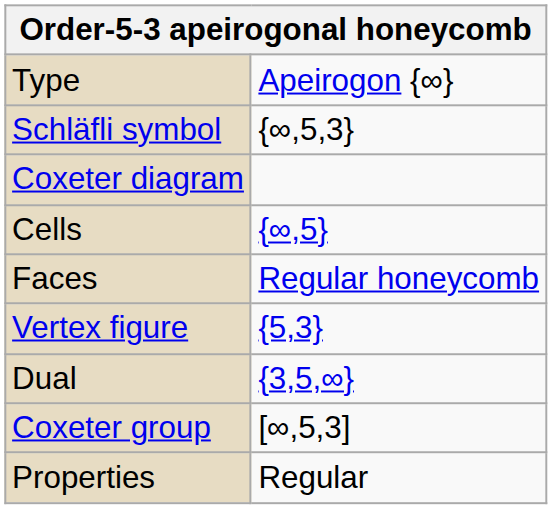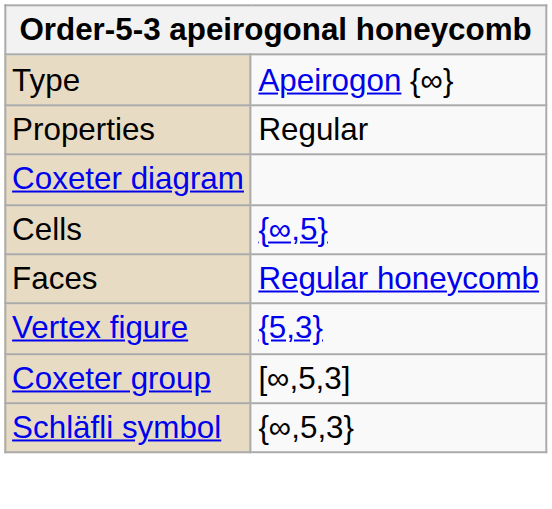rows swapped: (117, 129) <-> (84, 477)
- row: (44, 377)
